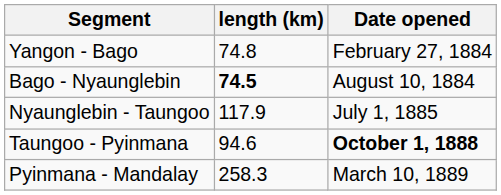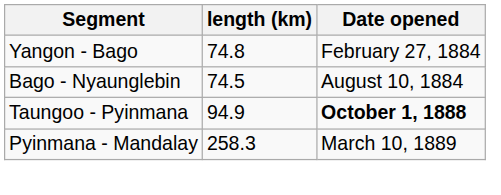(238, 81) bold -> (226, 81) normal
- row: (109, 112)
(238, 143) 94.6 -> (226, 112) 94.9
